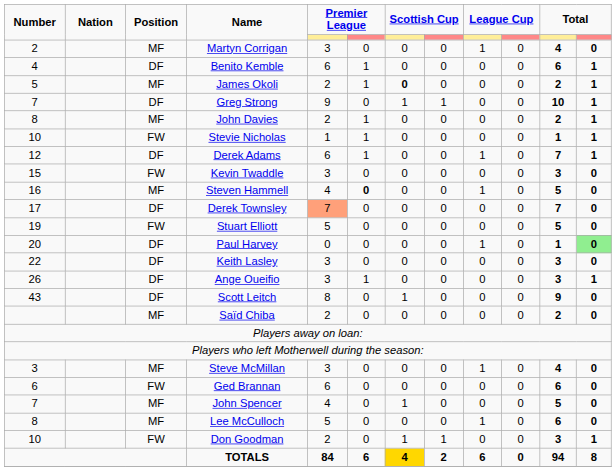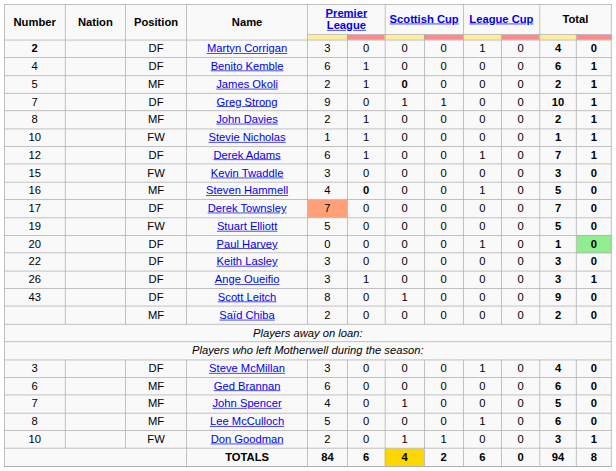(35, 48) normal -> (35, 48) bold
(156, 48) MF -> (156, 48) DF
(156, 368) MF -> (156, 368) DF
(156, 386) FW -> (156, 386) MF
